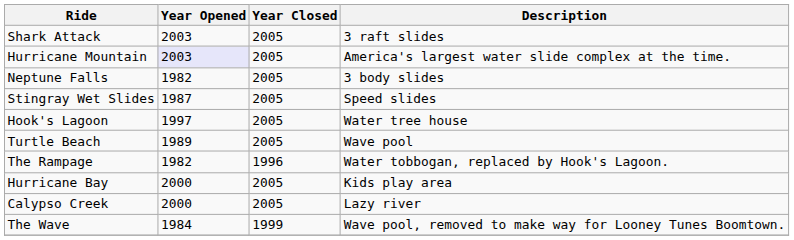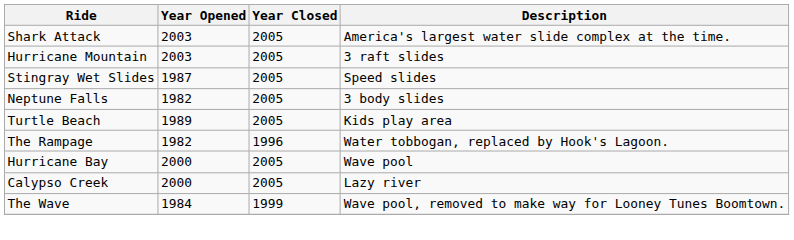(394, 36) 3 raft slides -> (537, 36) America's largest water slide complex at the time.
(176, 57) lavender background -> (176, 57) no background
(537, 57) America's largest water slide complex at the time. -> (394, 57) 3 raft slides
rows swapped: (81, 99) <-> (58, 78)
- row: (58, 120)
(379, 141) Wave pool -> (398, 120) Kids play area
(398, 183) Kids play area -> (379, 162) Wave pool
